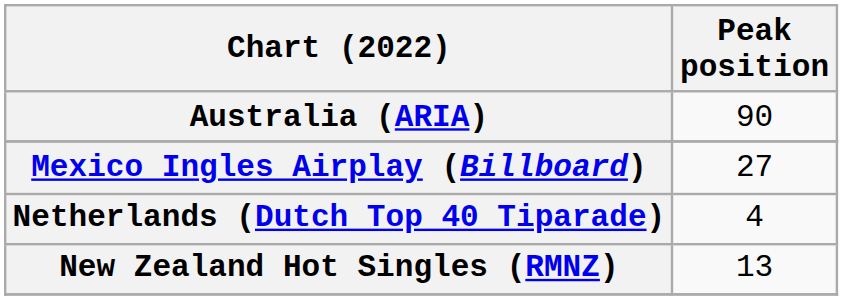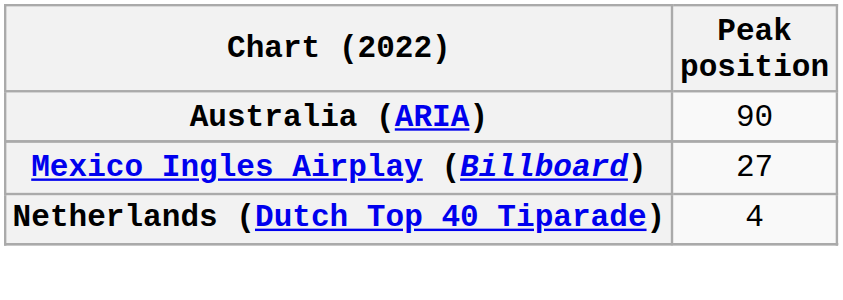- row: (339, 269)
